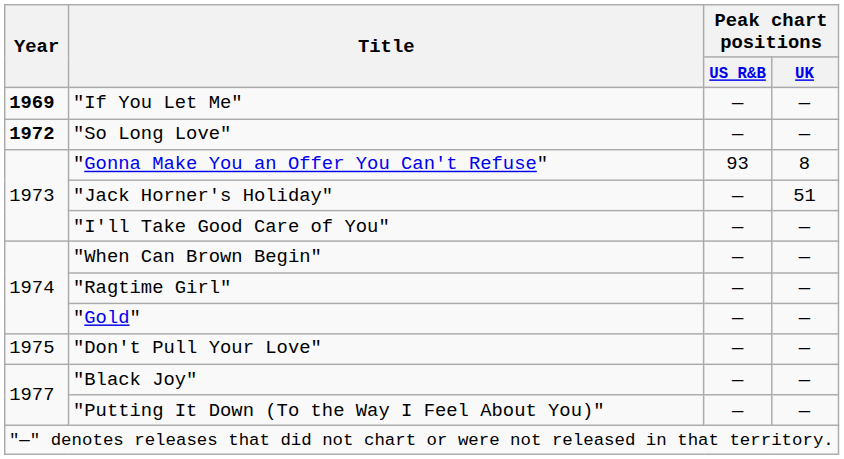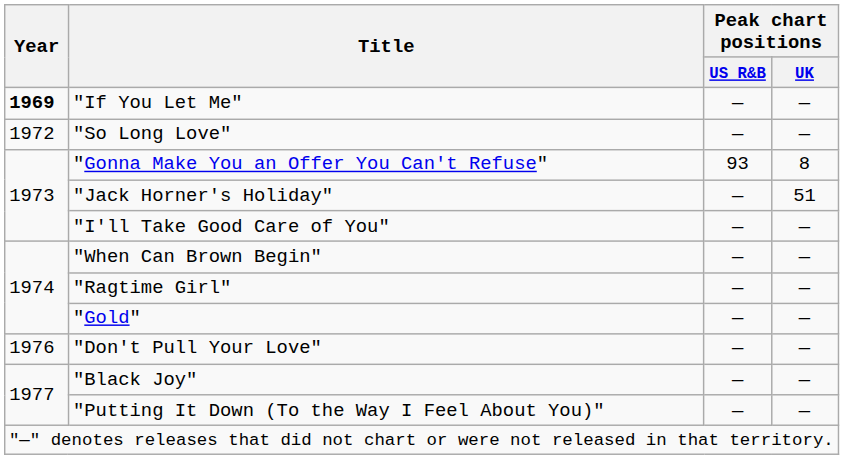(32, 134) bold -> (32, 134) normal
(32, 349) 1975 -> (32, 349) 1976
